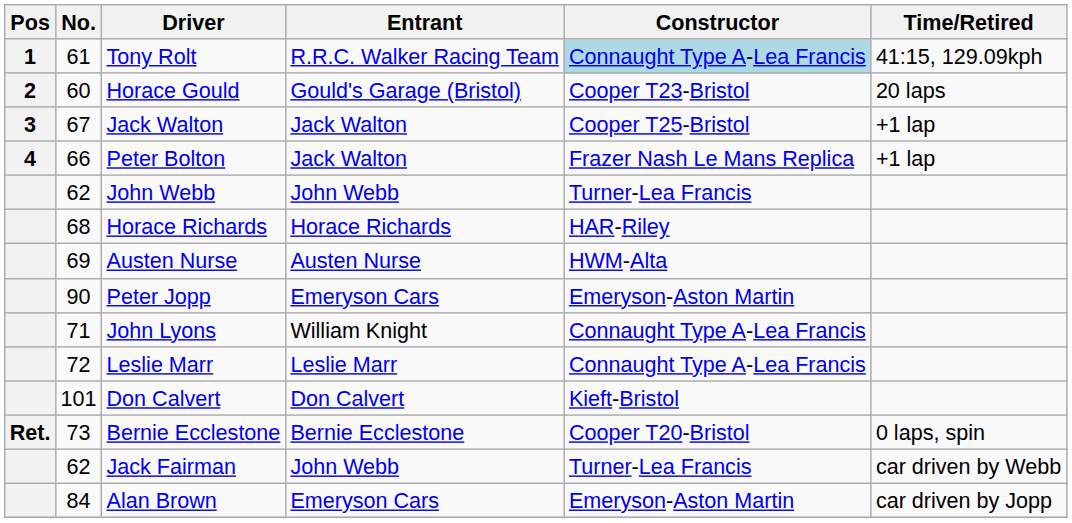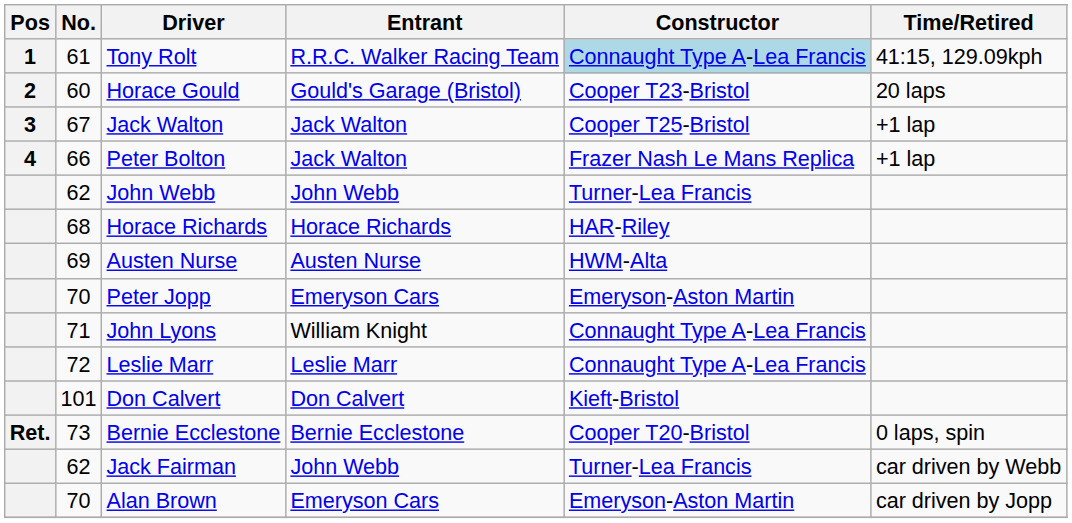(79, 295) 90 -> (79, 295) 70
(79, 500) 84 -> (79, 500) 70
